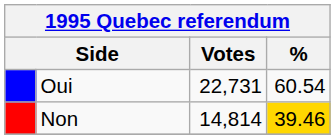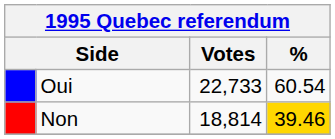(231, 86) 22,731 -> (231, 86) 22,733
(231, 119) 14,814 -> (231, 119) 18,814
